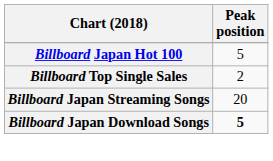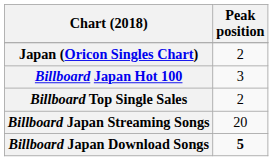+ row: (109, 54)
(240, 54) 5 -> (240, 76) 3
